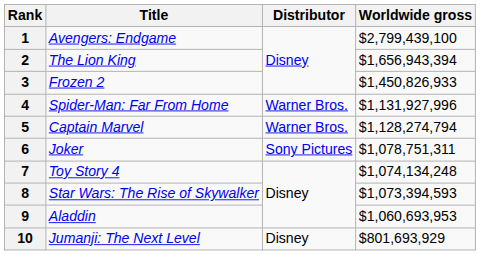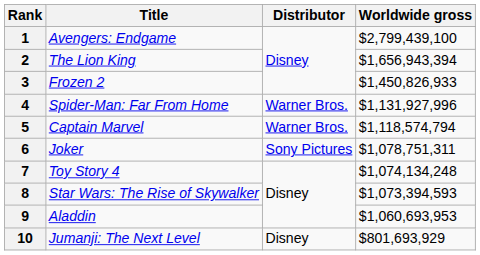(408, 127) $1,128,274,794 -> (407, 127) $1,118,574,794
